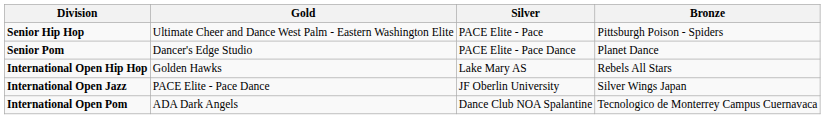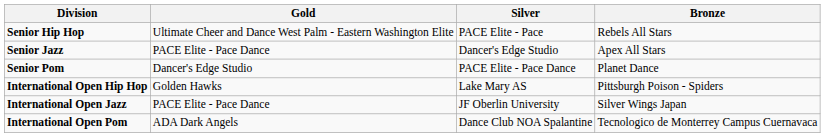(660, 31) Pittsburgh Poison - Spiders -> (635, 31) Rebels All Stars
+ row: (35, 50)
(635, 68) Rebels All Stars -> (660, 86) Pittsburgh Poison - Spiders
